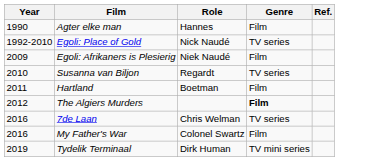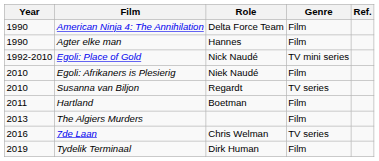+ row: (130, 27)
(269, 42) TV series -> (319, 57) TV mini series
(17, 57) 2009 -> (17, 73) 2010
(17, 103) 2012 -> (17, 118) 2013
(259, 103) bold -> (297, 118) normal
- row: (92, 133)
(279, 149) TV mini series -> (297, 149) Film
